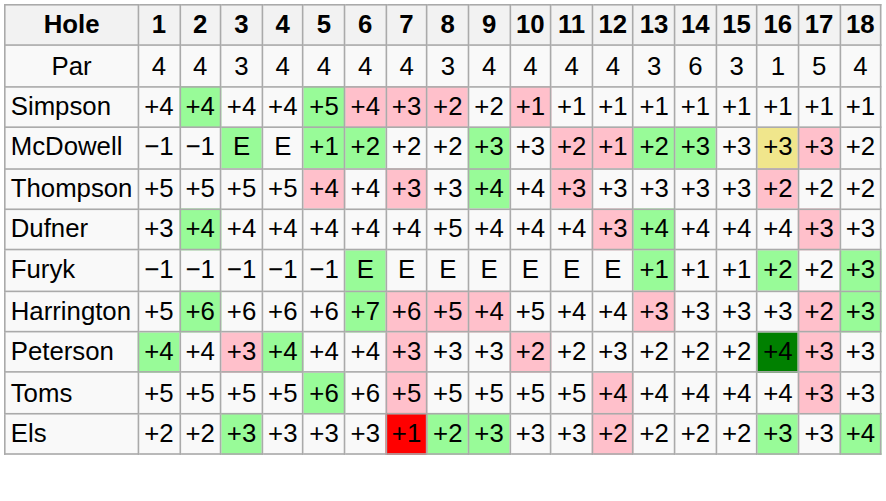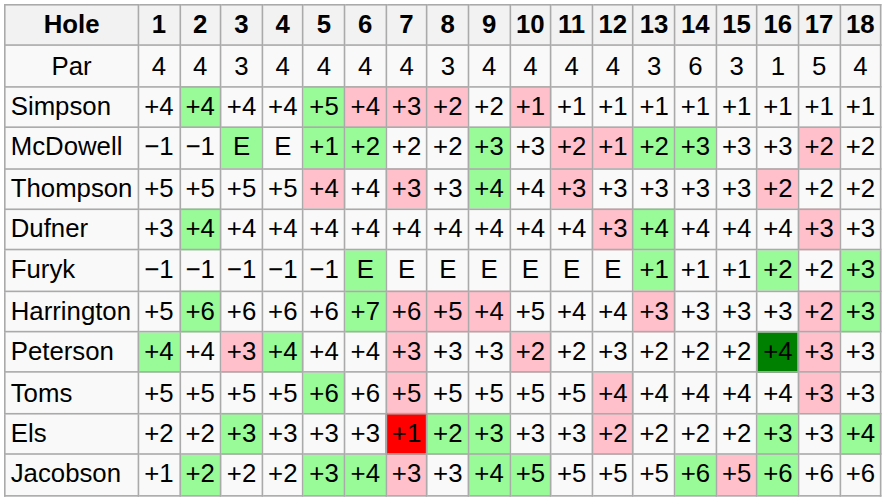(778, 147) khaki background -> (778, 147) no background
(819, 147) +3 -> (819, 147) +2
(448, 229) +5 -> (448, 229) +4
+ row: (66, 474)
